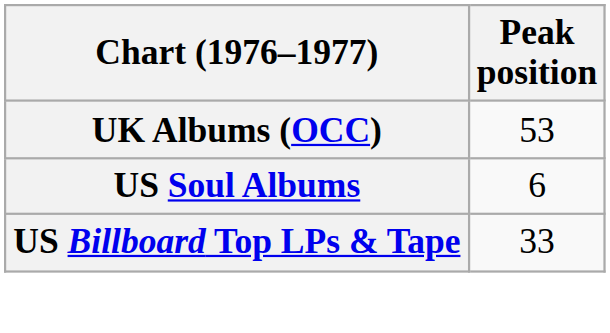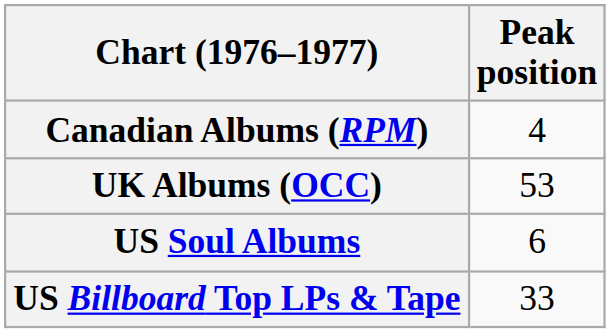+ row: (237, 128)
